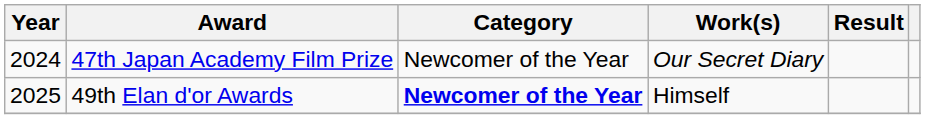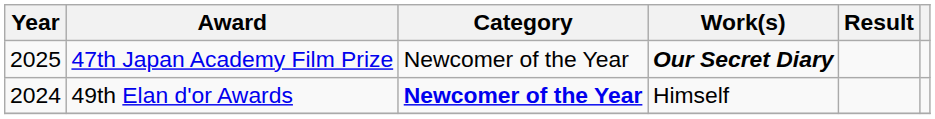(35, 58) 2024 -> (35, 58) 2025
(738, 58) normal -> (743, 58) bold
(35, 95) 2025 -> (35, 95) 2024
